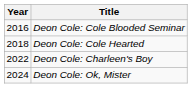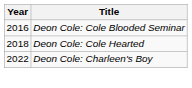- row: (82, 75)
